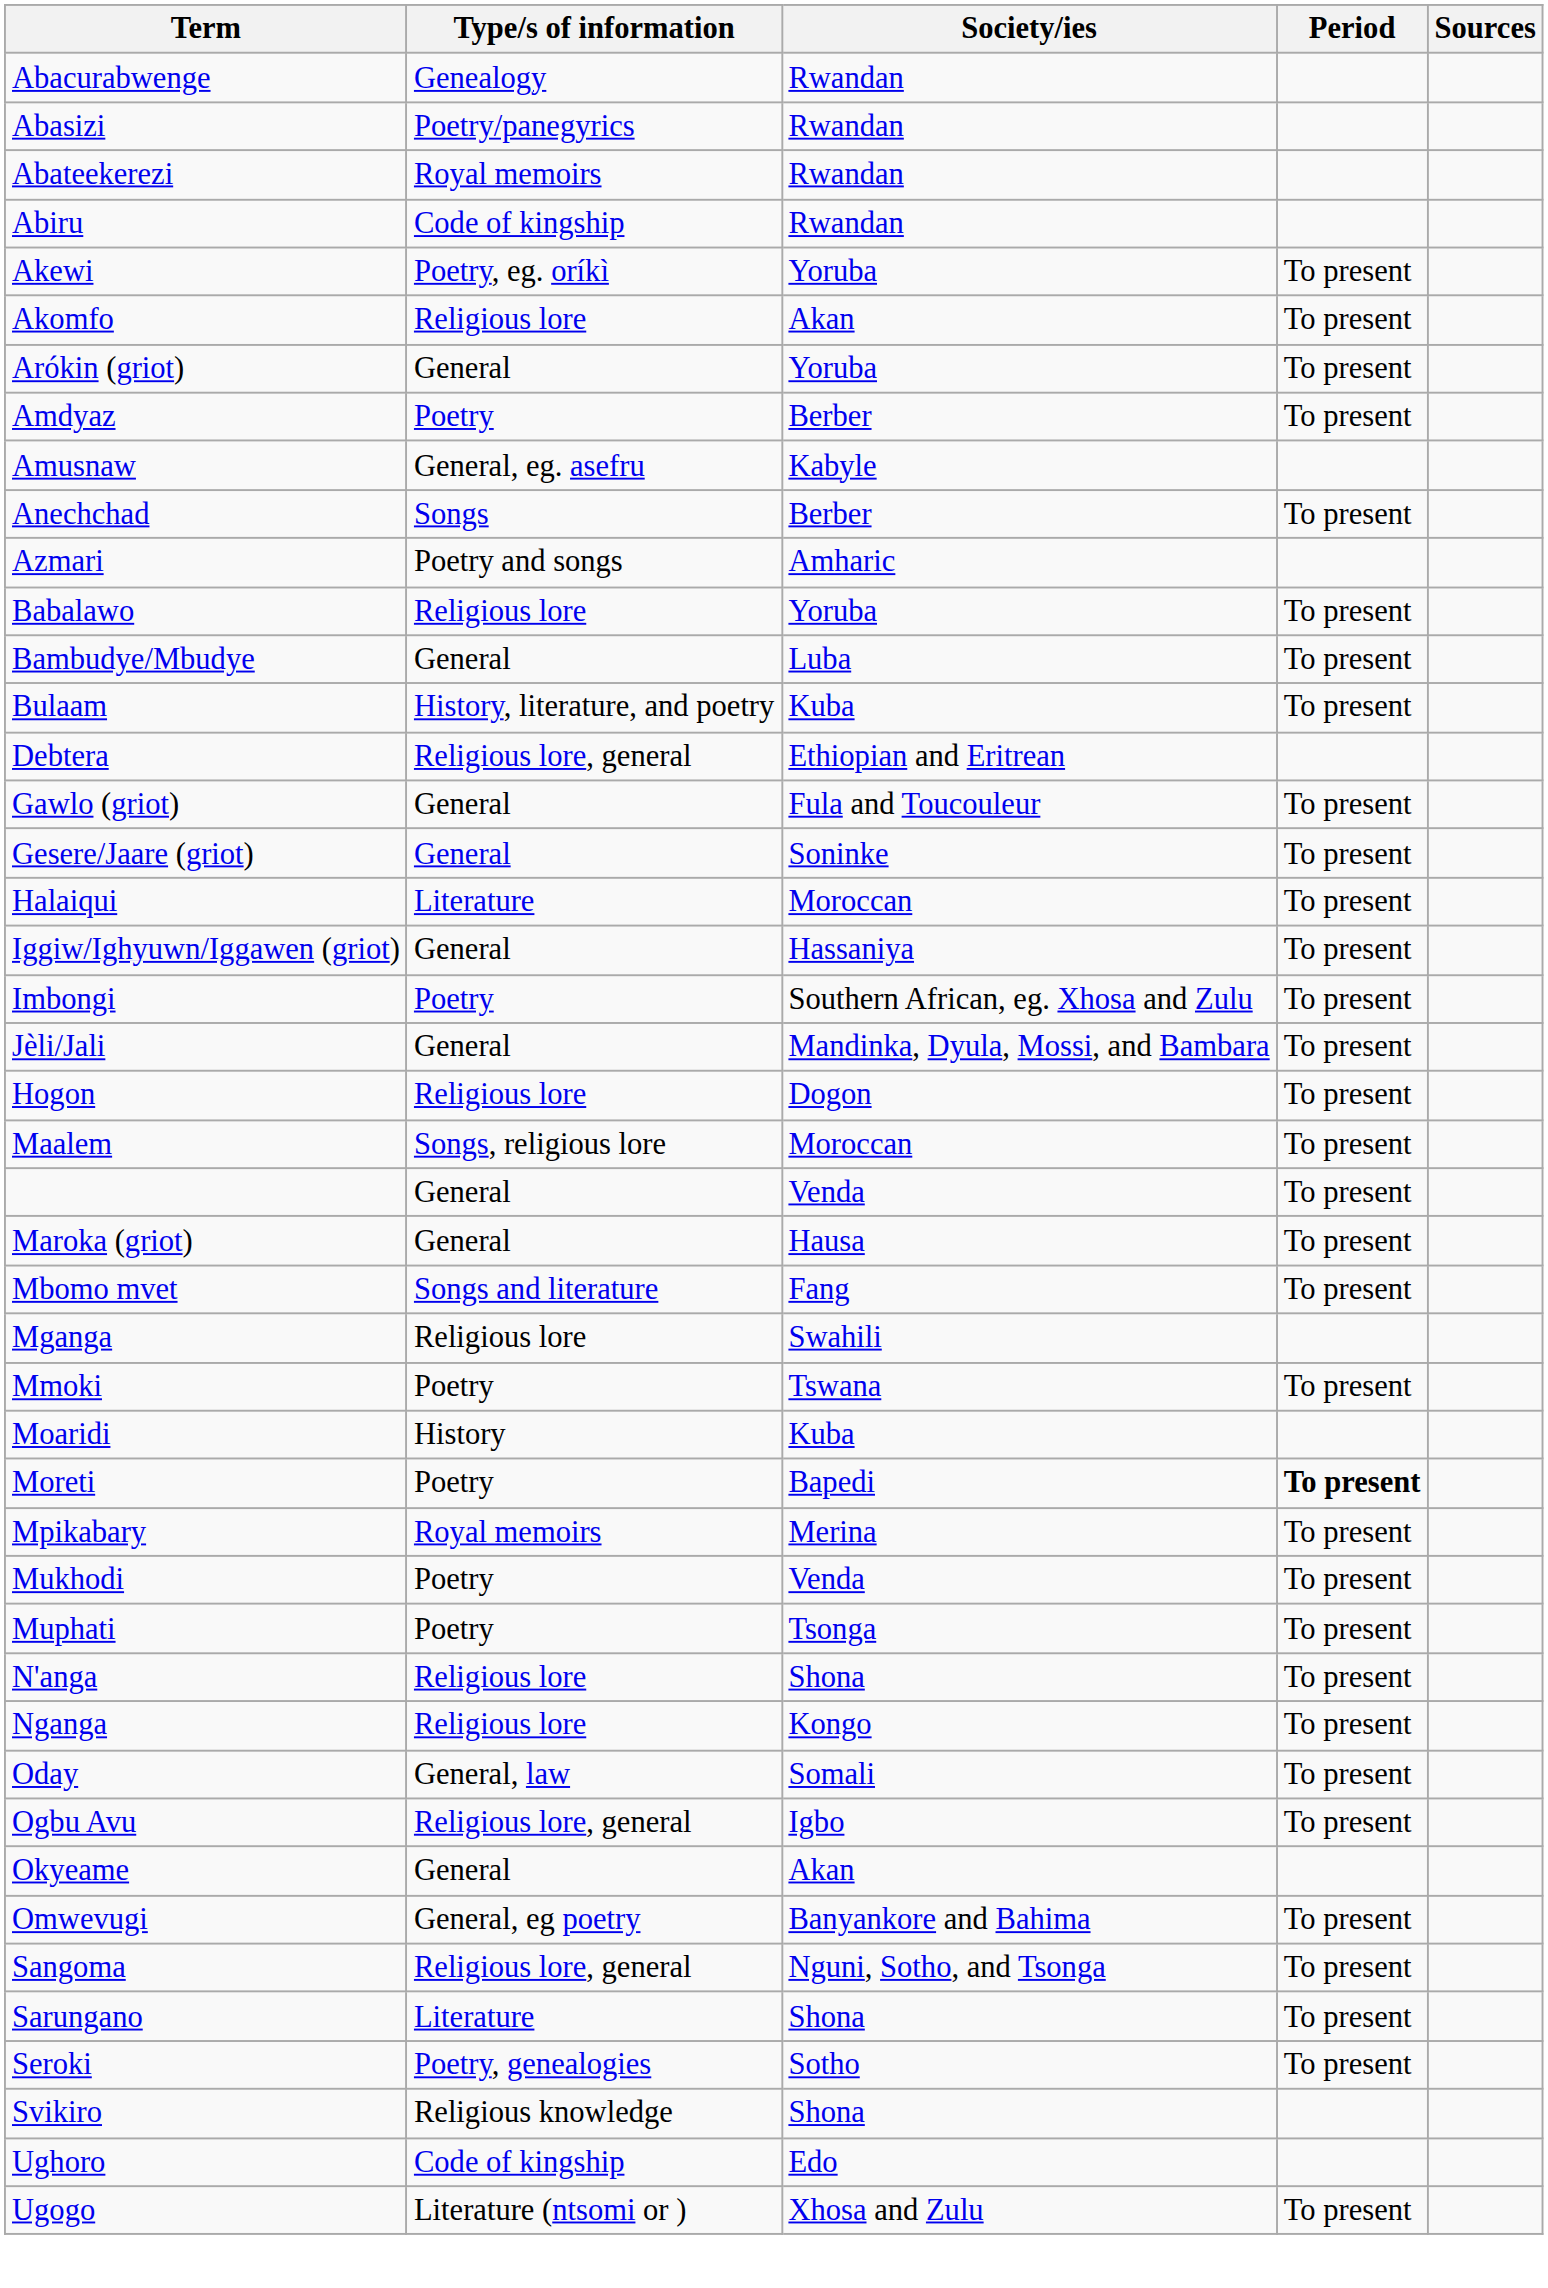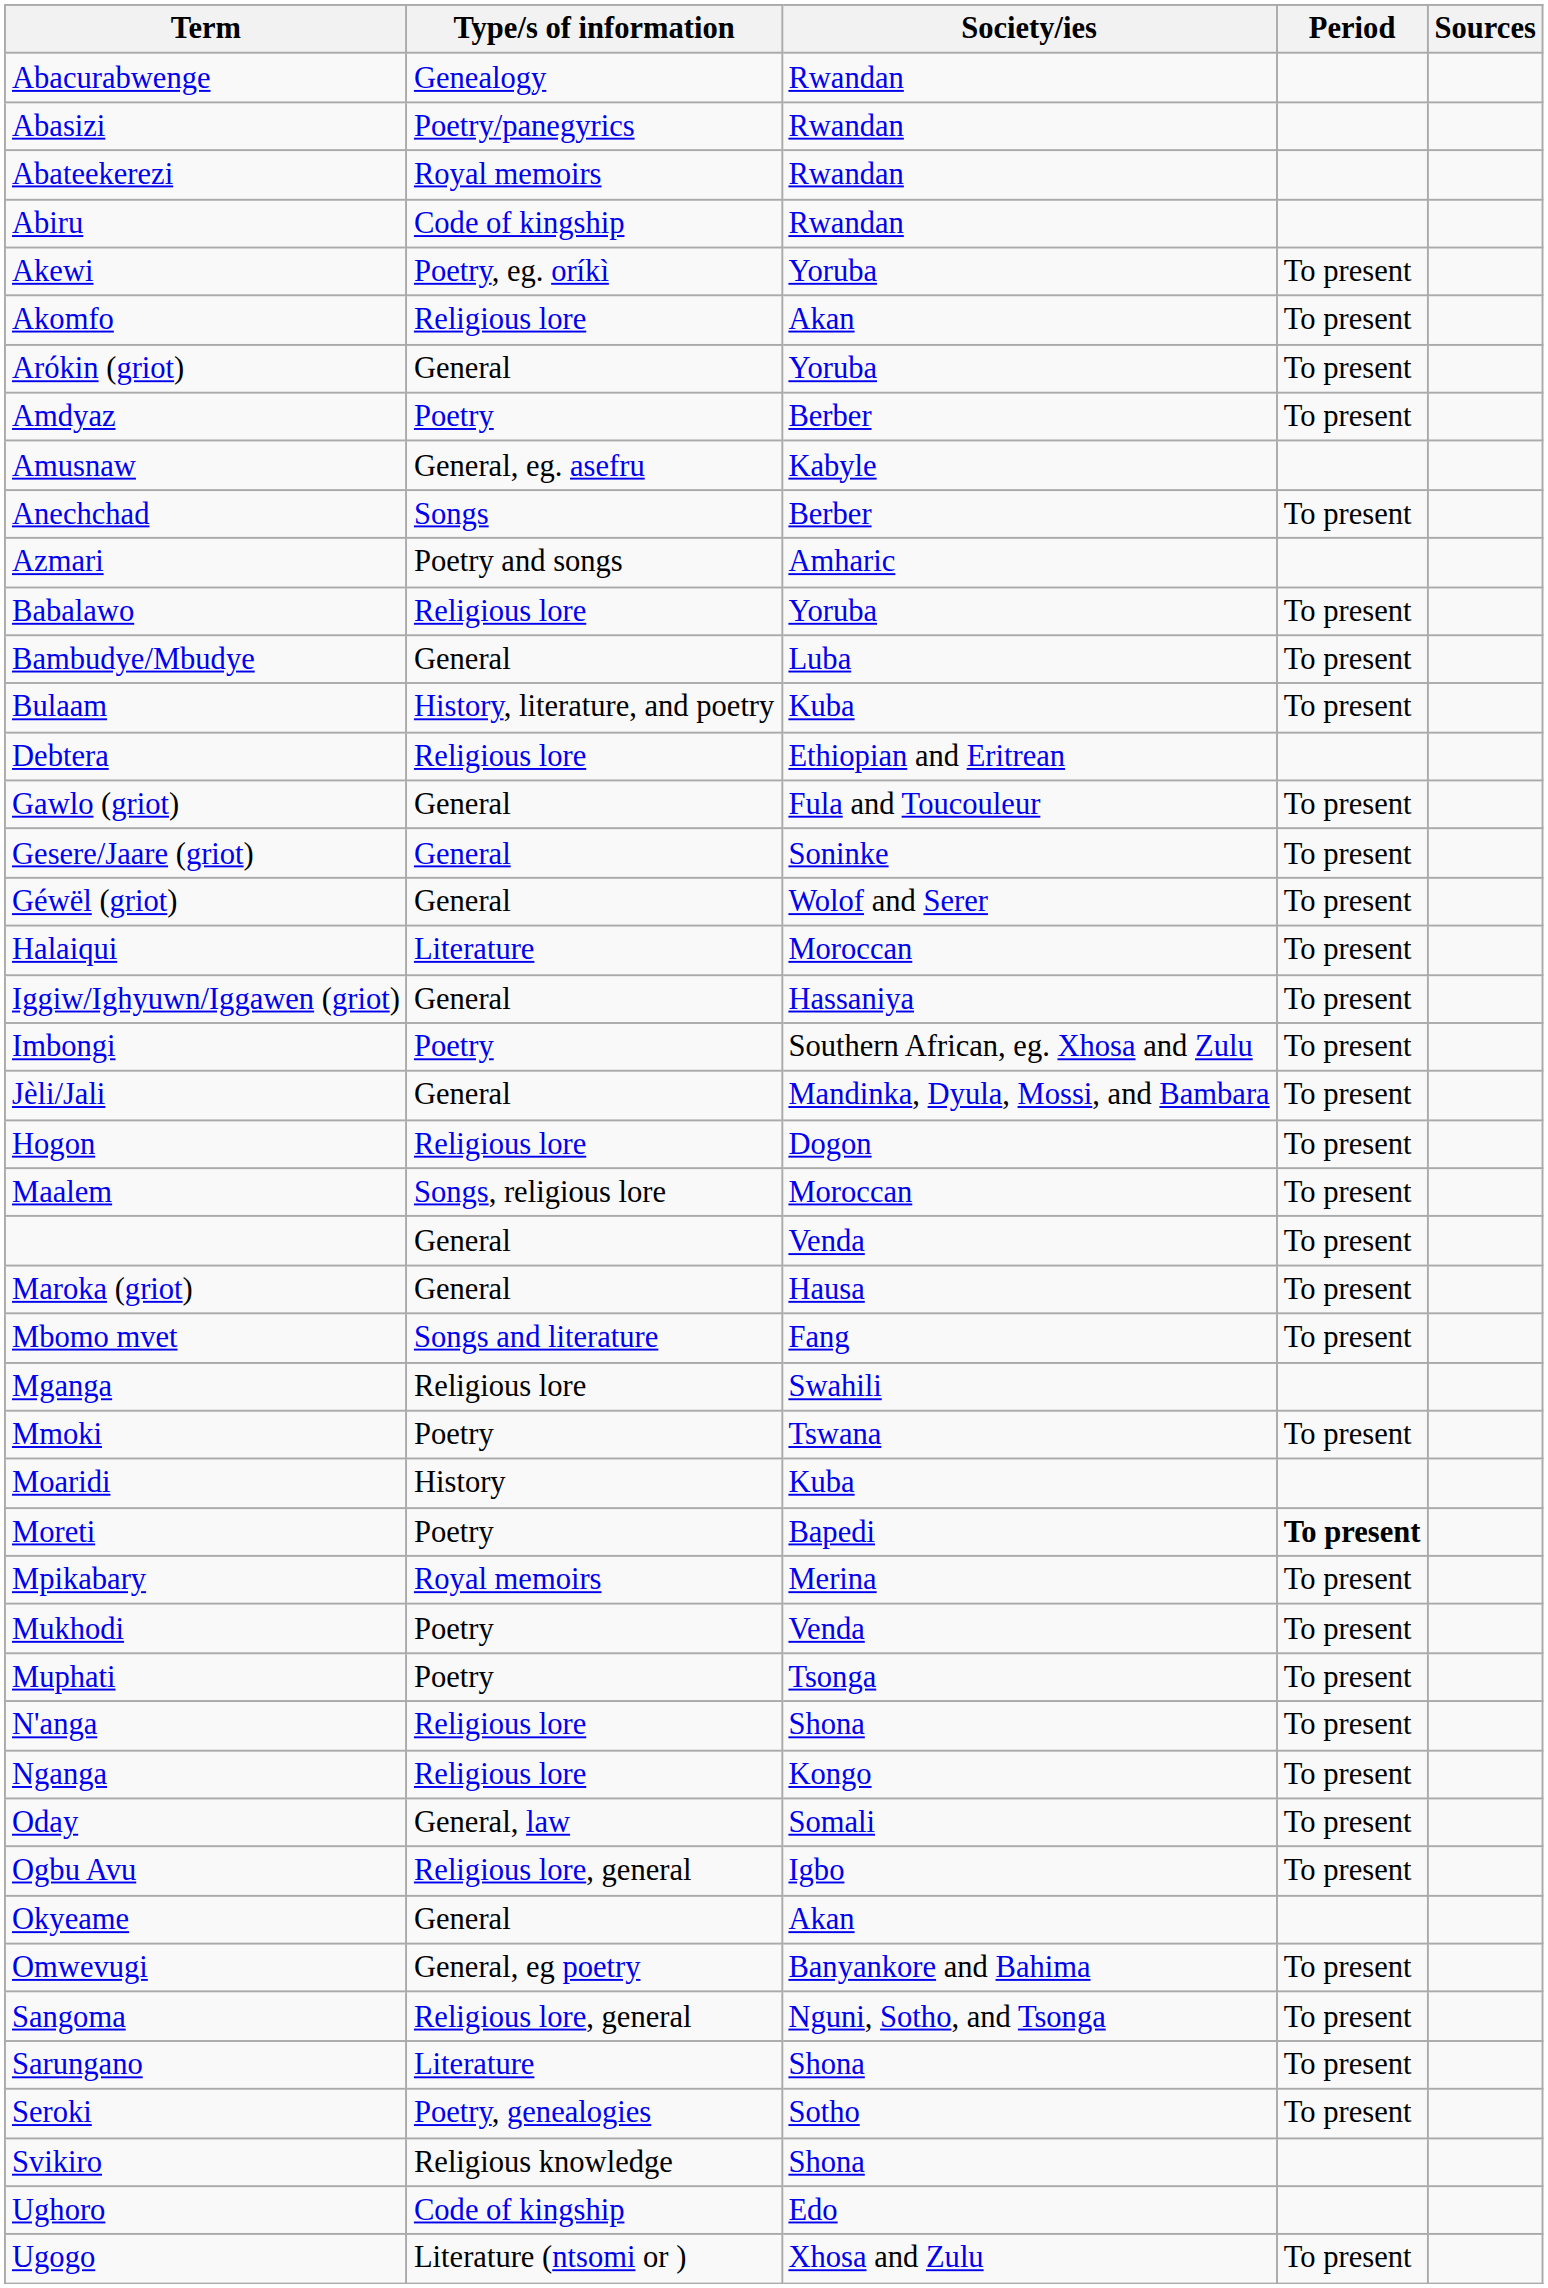(553, 755) Religious lore, general -> (500, 755) Religious lore
+ row: (95, 901)
